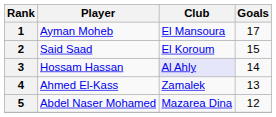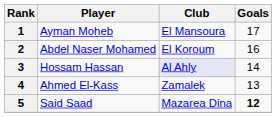(66, 49) Said Saad -> (98, 49) Abdel Naser Mohamed
(253, 49) 15 -> (253, 49) 16
(98, 103) Abdel Naser Mohamed -> (66, 103) Said Saad
(253, 103) normal -> (253, 103) bold
